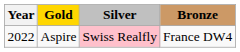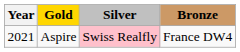(21, 36) 2022 -> (21, 36) 2021
